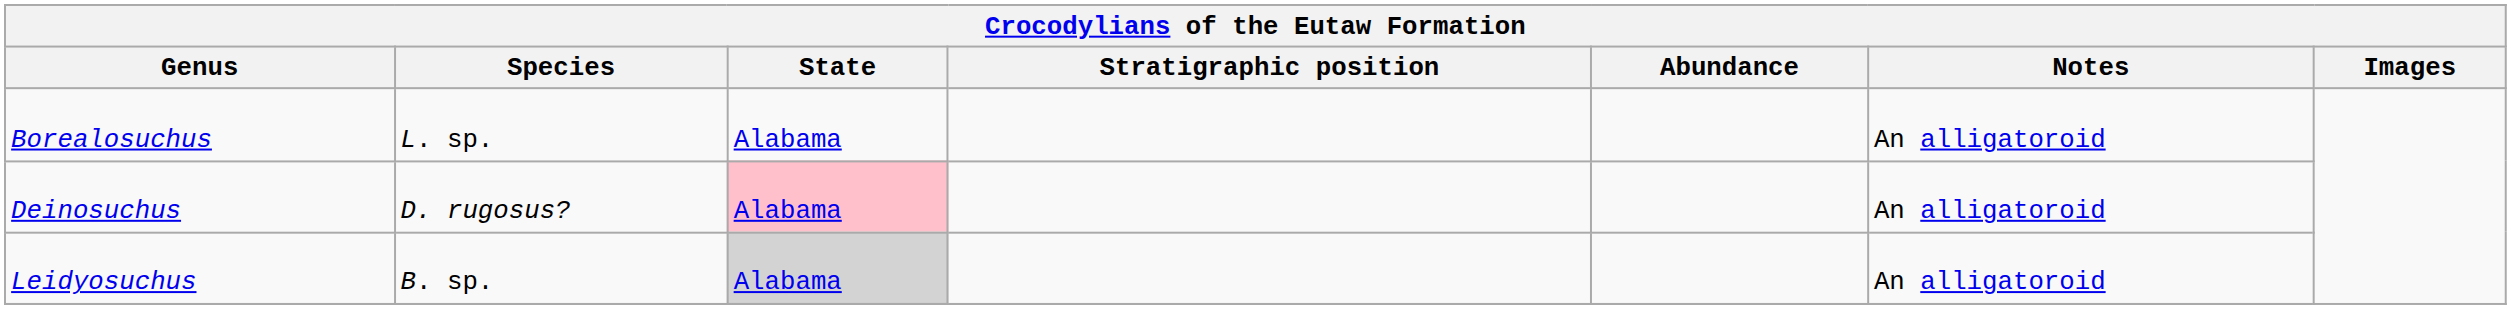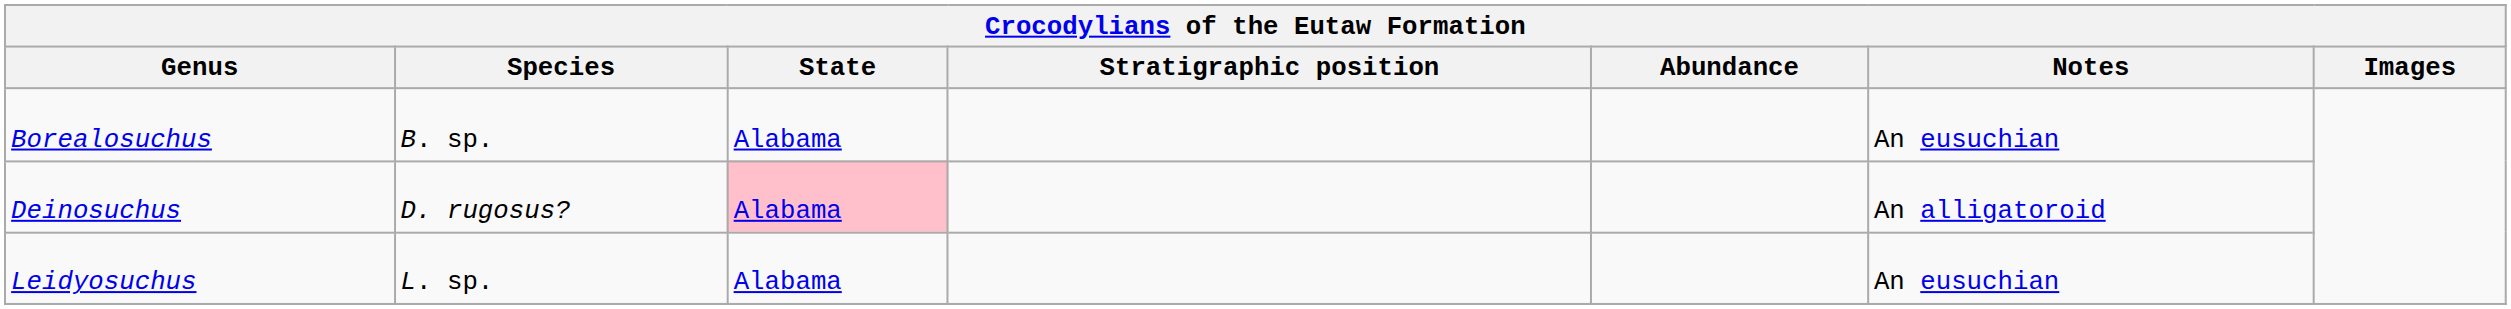(447, 140) L. sp. -> (447, 140) B. sp.
(1990, 140) An alligatoroid -> (1967, 140) An eusuchian
(447, 283) B. sp. -> (447, 283) L. sp.
(788, 283) lightgrey background -> (788, 283) no background
(1990, 283) An alligatoroid -> (1967, 283) An eusuchian
